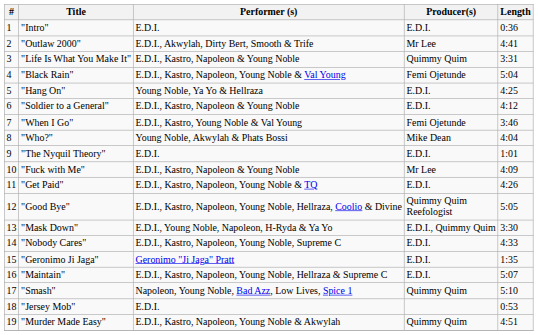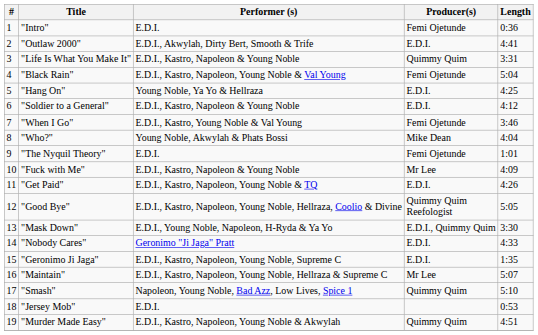(418, 28) E.D.I. -> (436, 28) Femi Ojetunde
(421, 43) Mr Lee -> (418, 43) E.D.I.
(418, 153) E.D.I. -> (436, 153) Femi Ojetunde
(238, 243) E.D.I., Kastro, Napoleon, Young Noble, Supreme C -> (185, 243) Geronimo "Ji Jaga" Pratt
(185, 259) Geronimo "Ji Jaga" Pratt -> (238, 259) E.D.I., Kastro, Napoleon, Young Noble, Supreme C
(418, 275) E.D.I. -> (421, 275) Mr Lee
